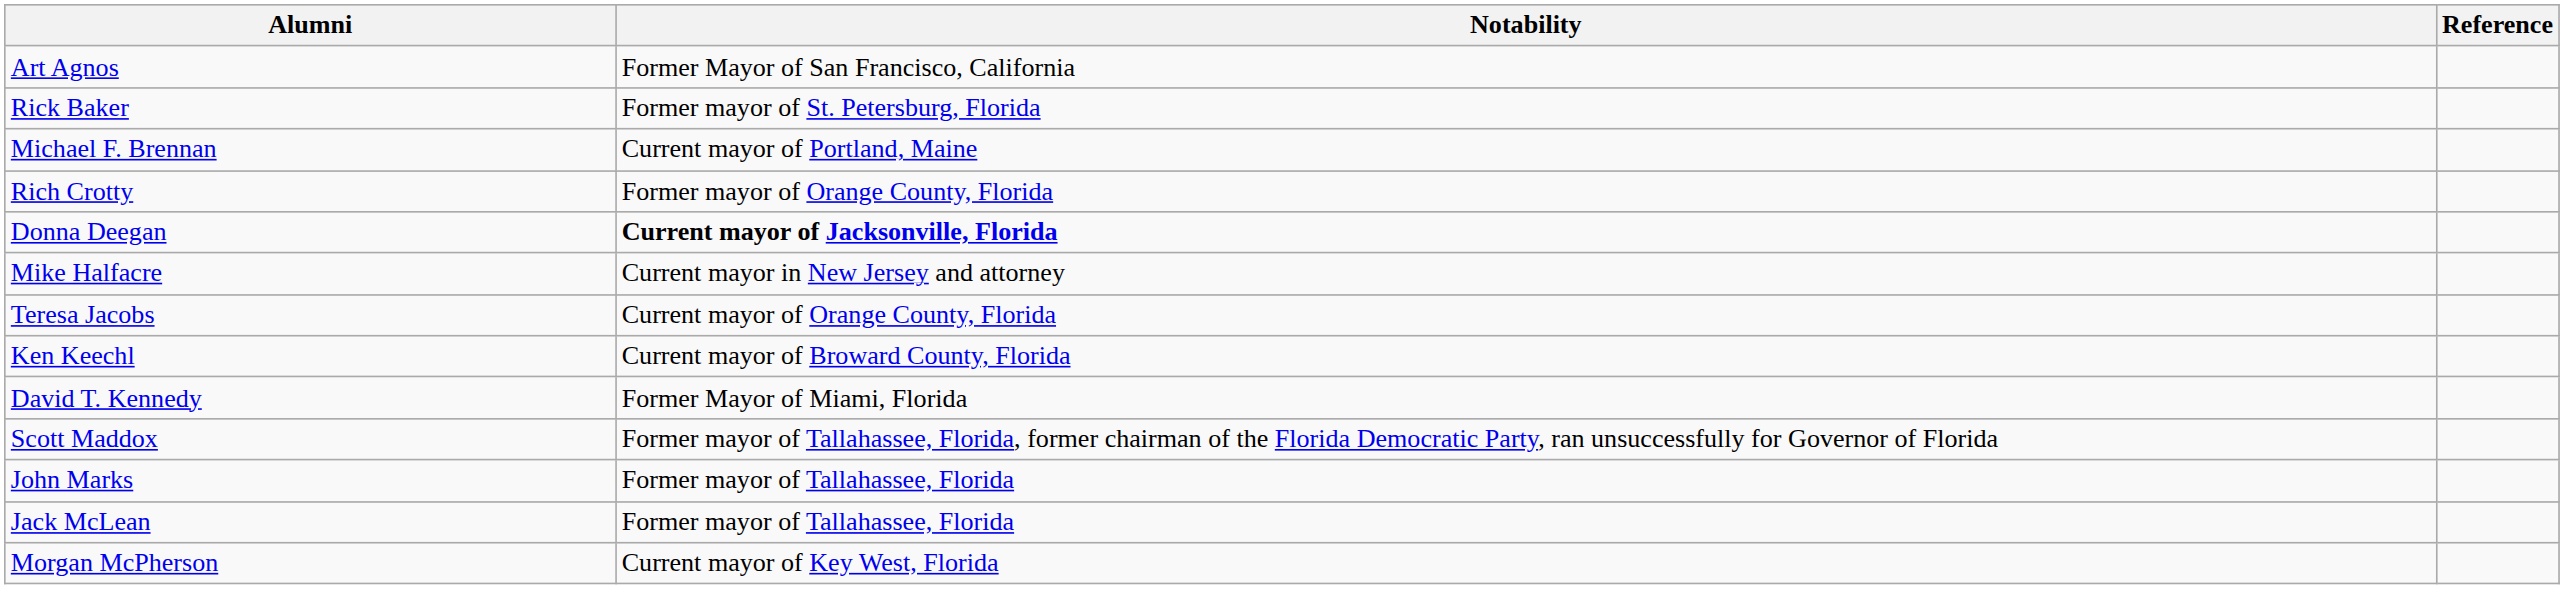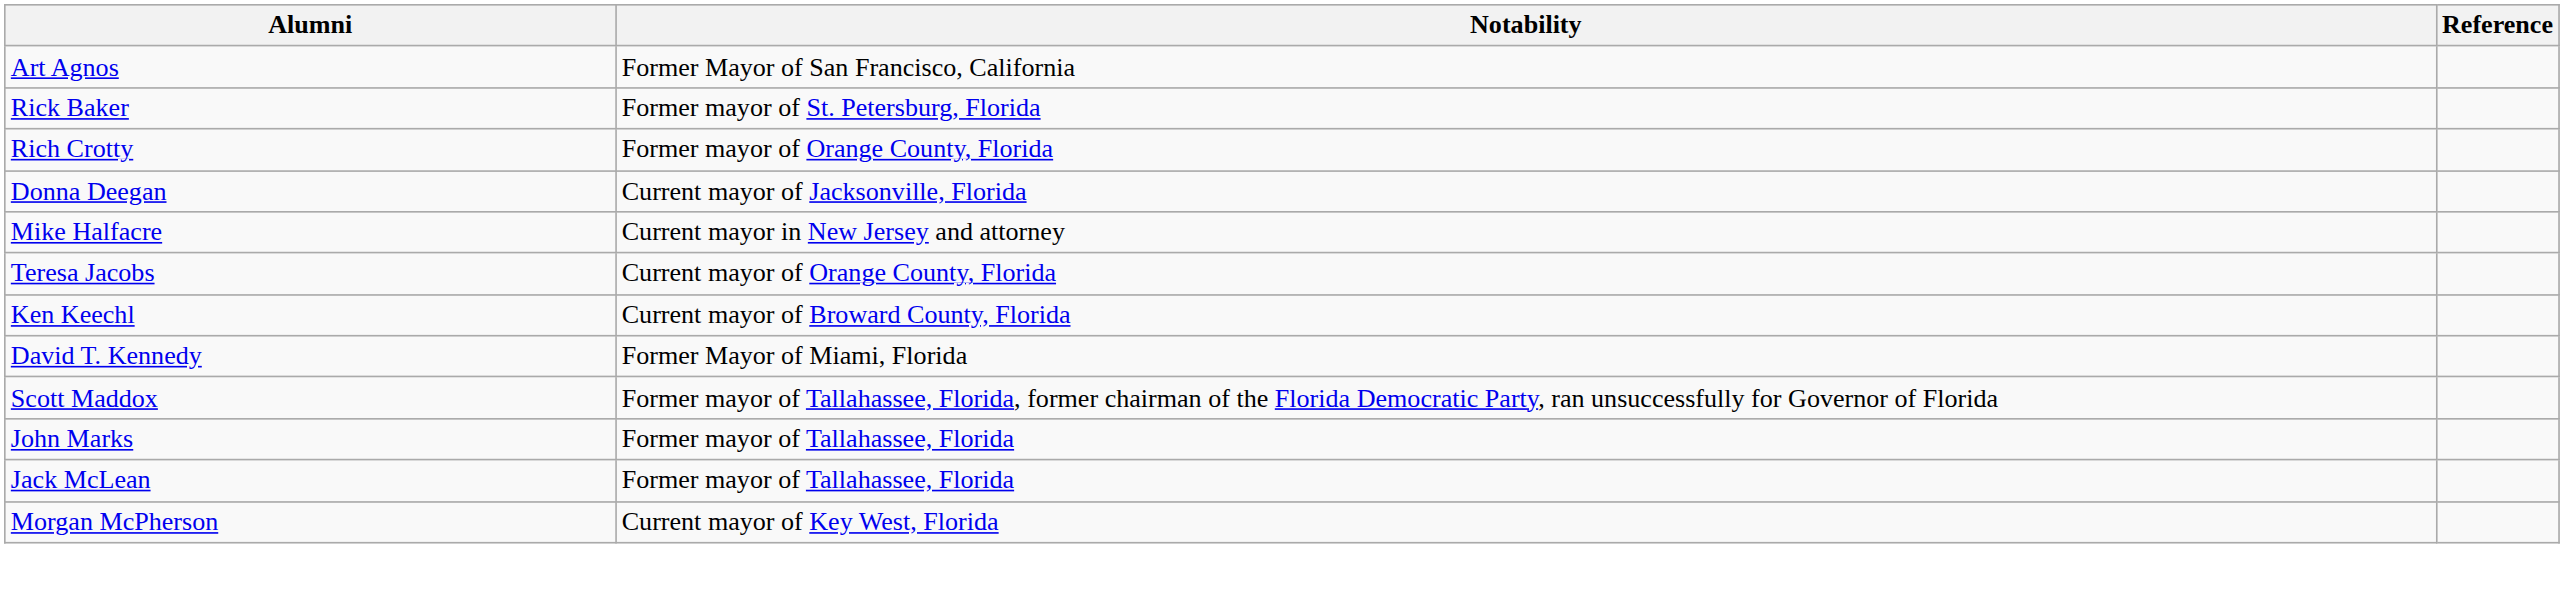- row: (114, 149)
(840, 231) bold -> (824, 190) normal
